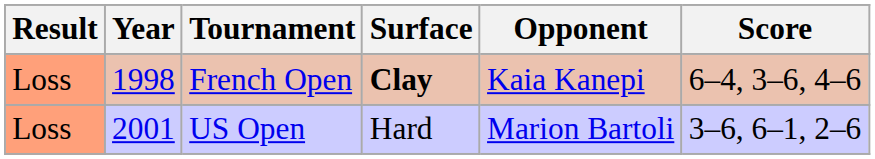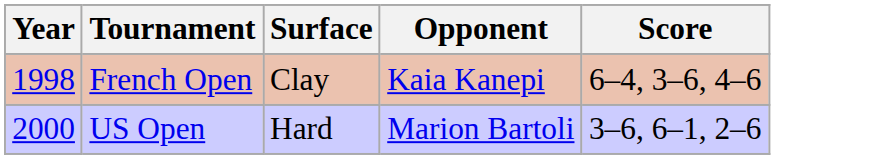- column: (55, 29)
(401, 79) bold -> (300, 79) normal
(143, 128) 2001 -> (44, 128) 2000
